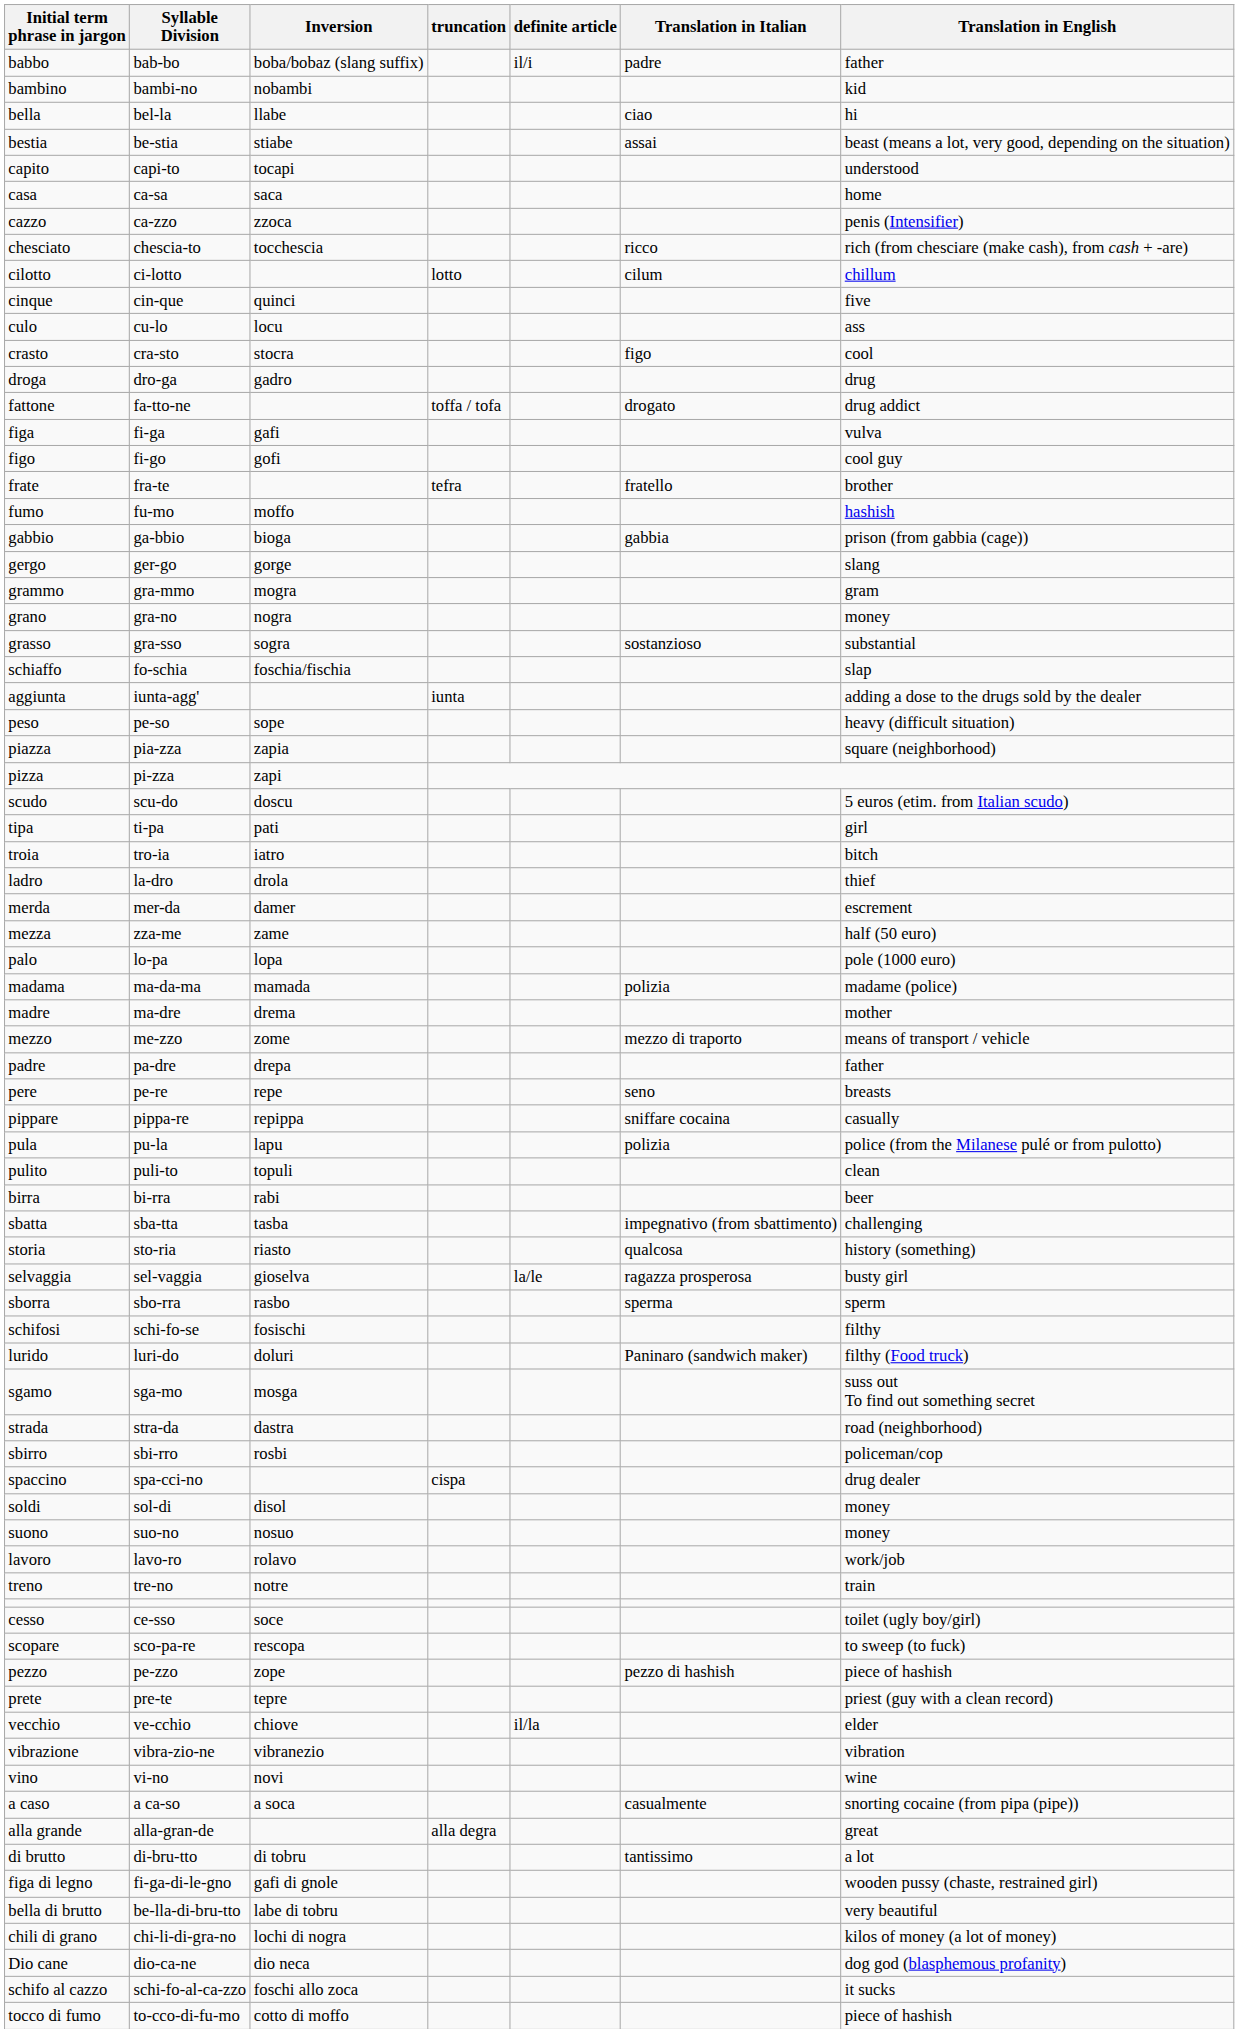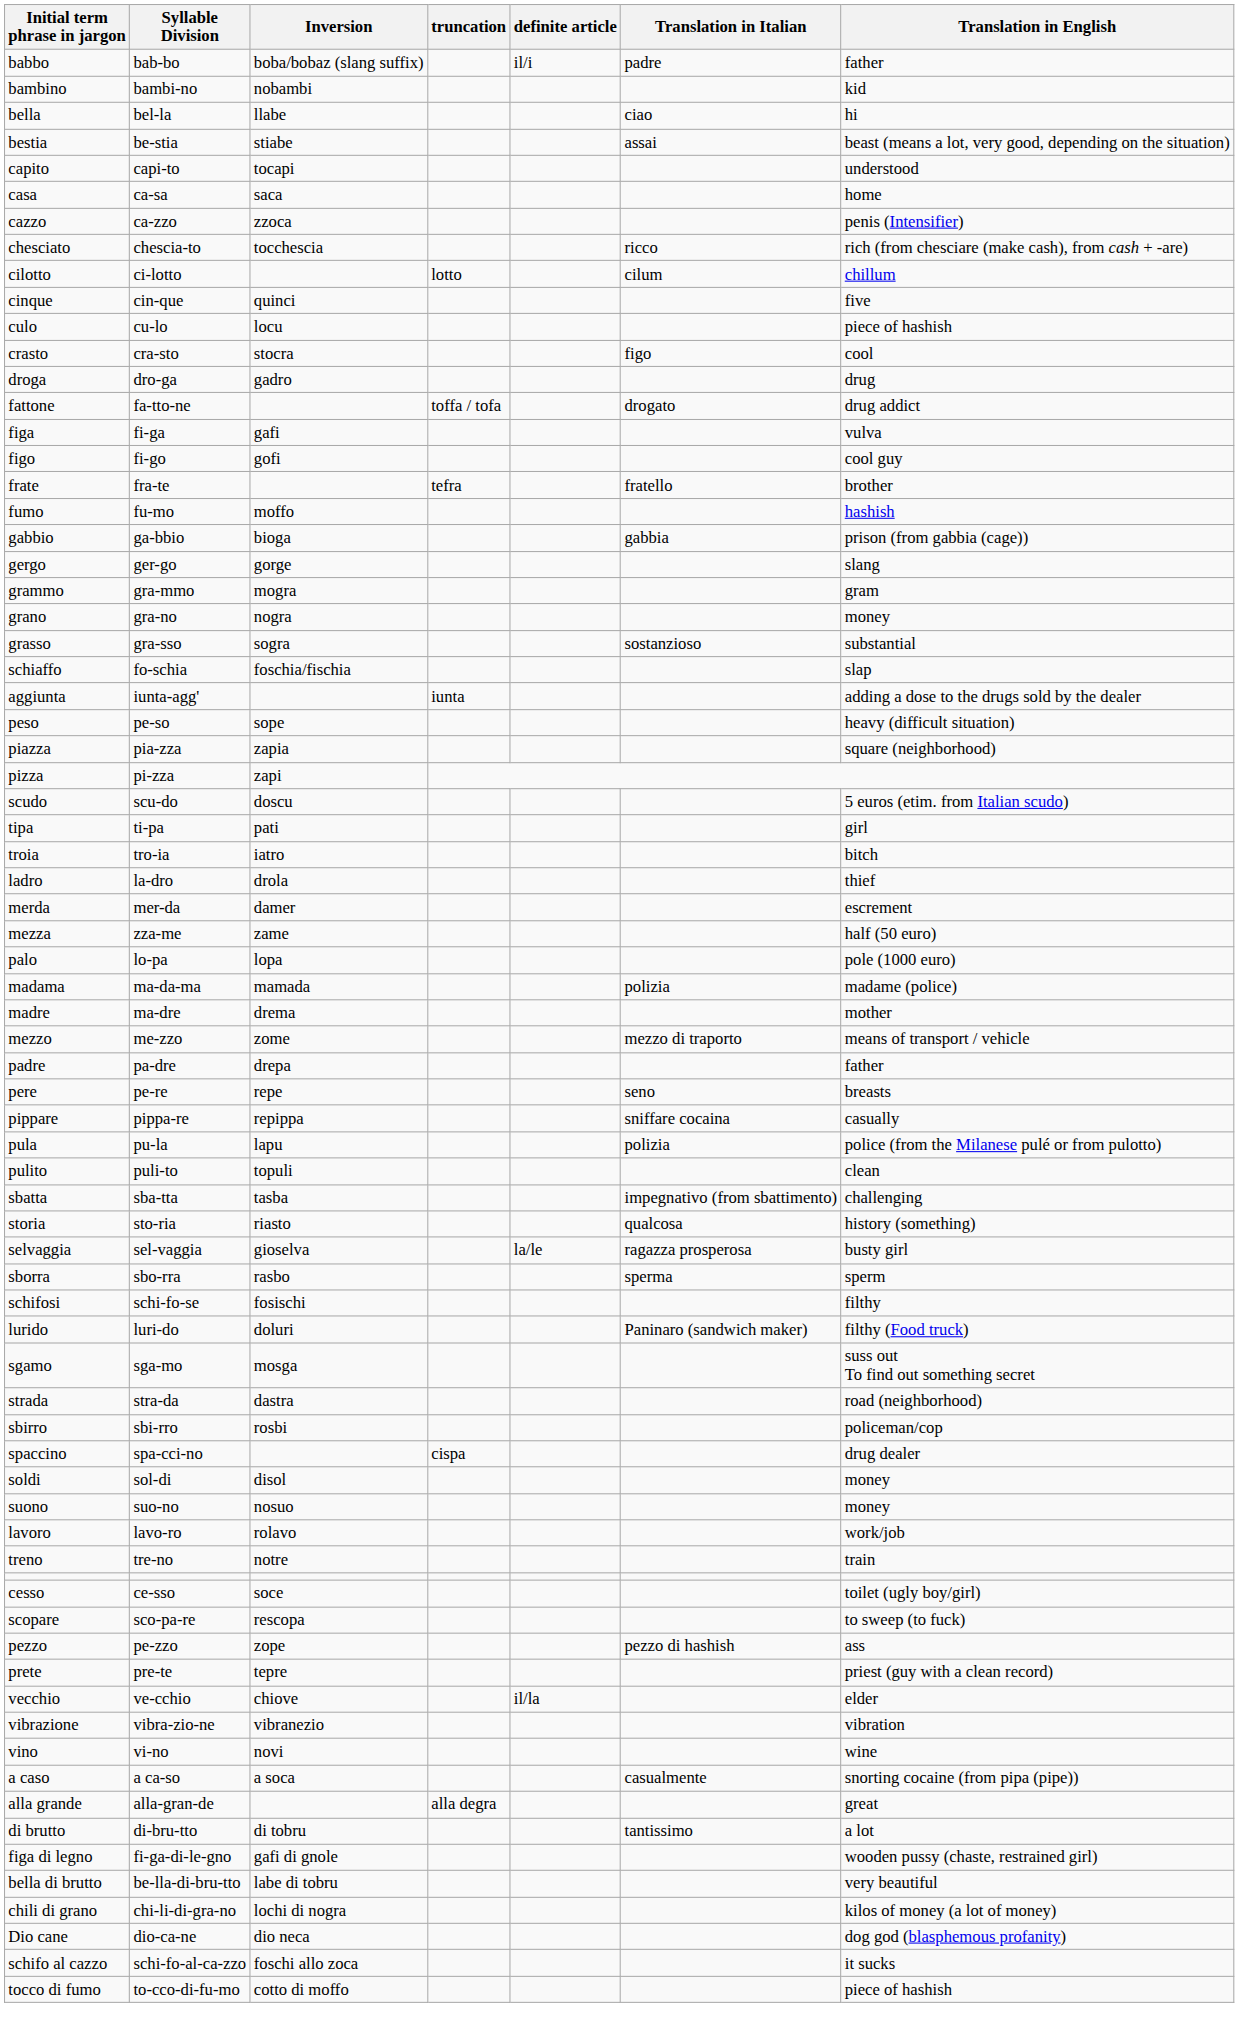(855, 326) ass -> (898, 326) piece of hashish
- row: (24, 1197)
(898, 1672) piece of hashish -> (855, 1646) ass
